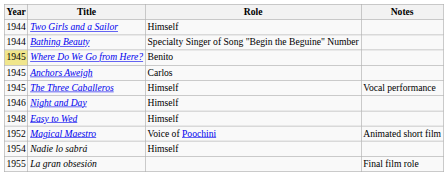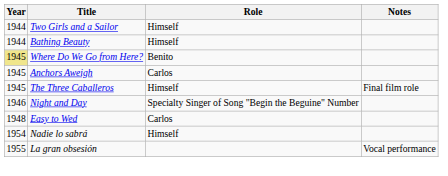(253, 42) Specialty Singer of Song "Begin the Beguine" Number -> (163, 42) Himself
(400, 88) Vocal performance -> (391, 88) Final film role
(163, 103) Himself -> (253, 103) Specialty Singer of Song "Begin the Beguine" Number
(163, 118) Himself -> (160, 118) Carlos
- row: (63, 133)
(391, 164) Final film role -> (400, 149) Vocal performance
